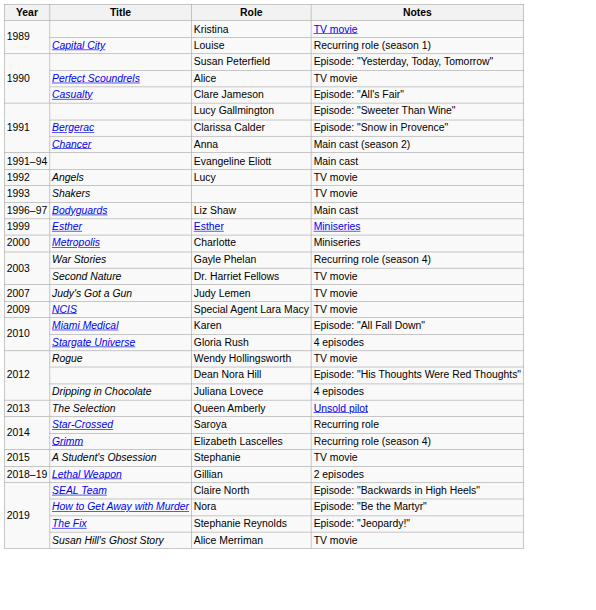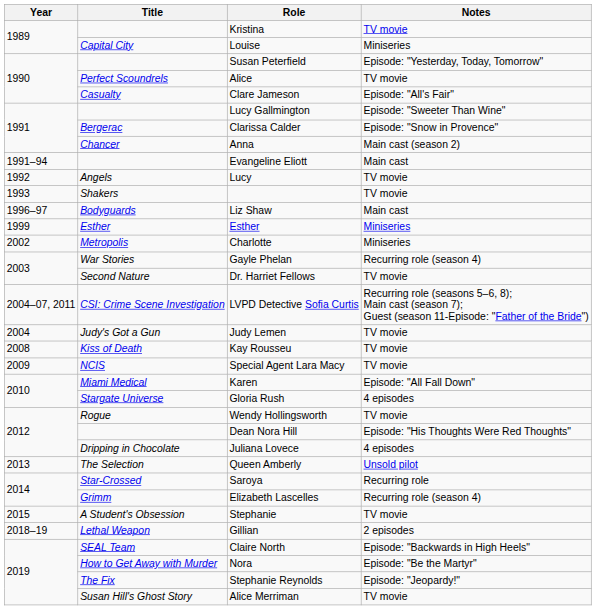(372, 45) Recurring role (season 1) -> (387, 45) Miniseries
(18, 243) 2000 -> (18, 243) 2002
+ row: (294, 304)
(18, 293) 2007 -> (18, 333) 2004
+ row: (260, 349)
